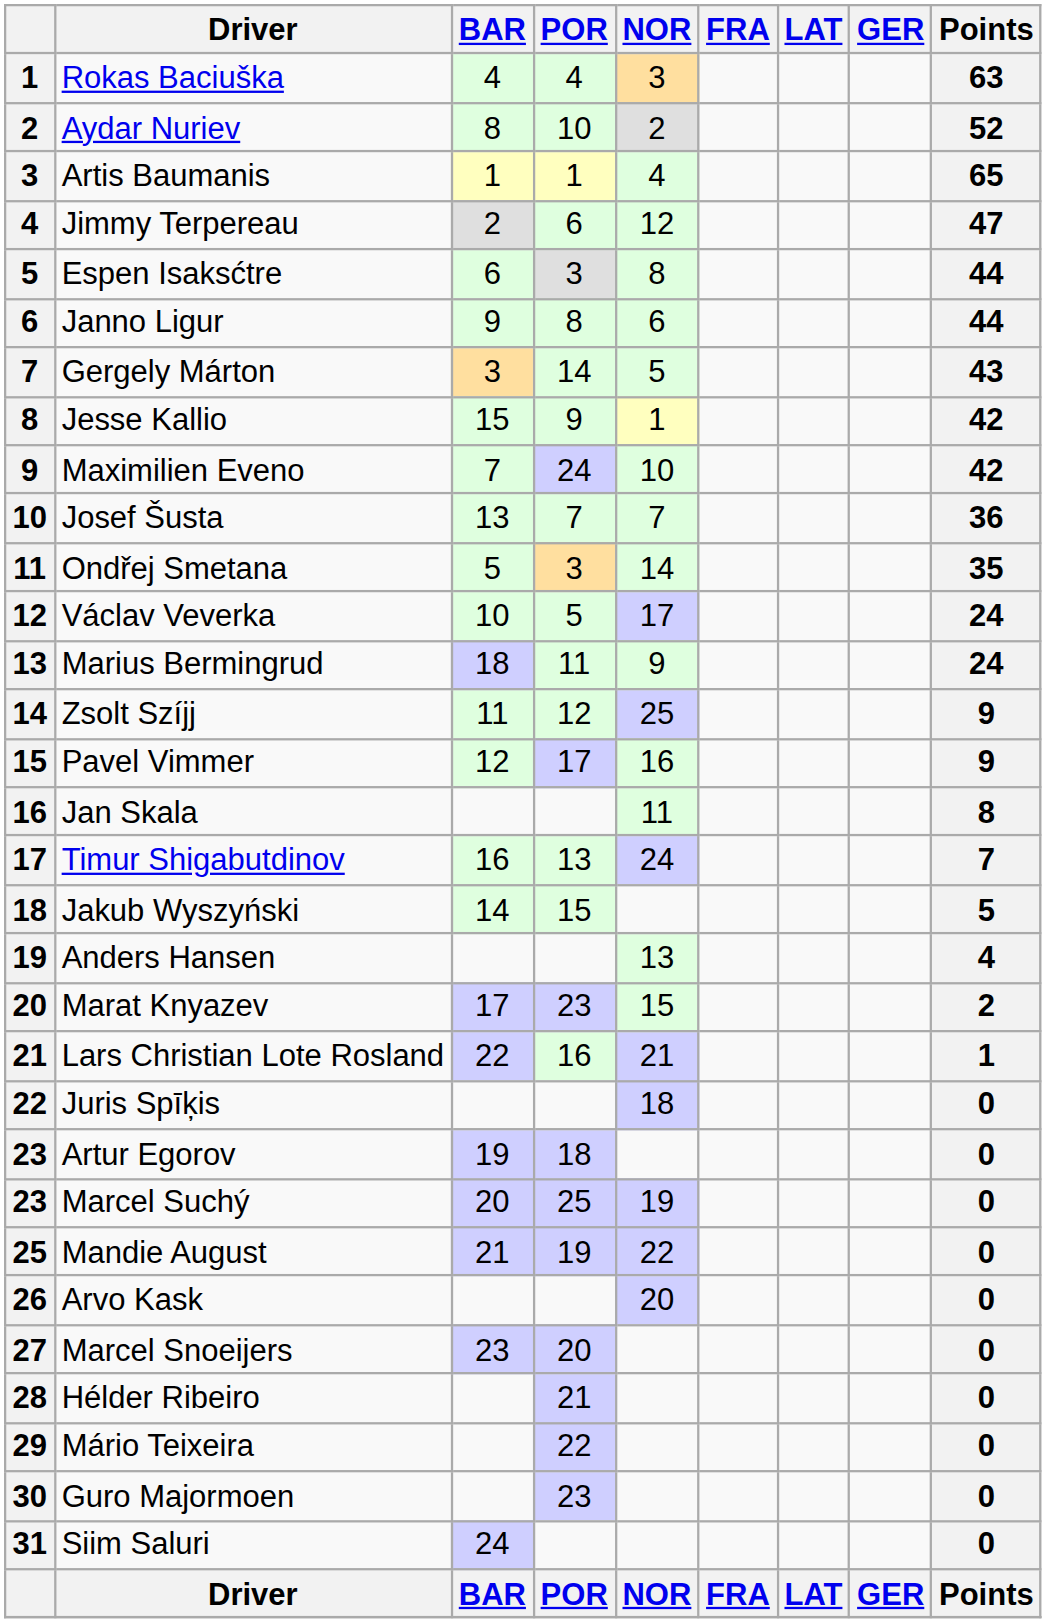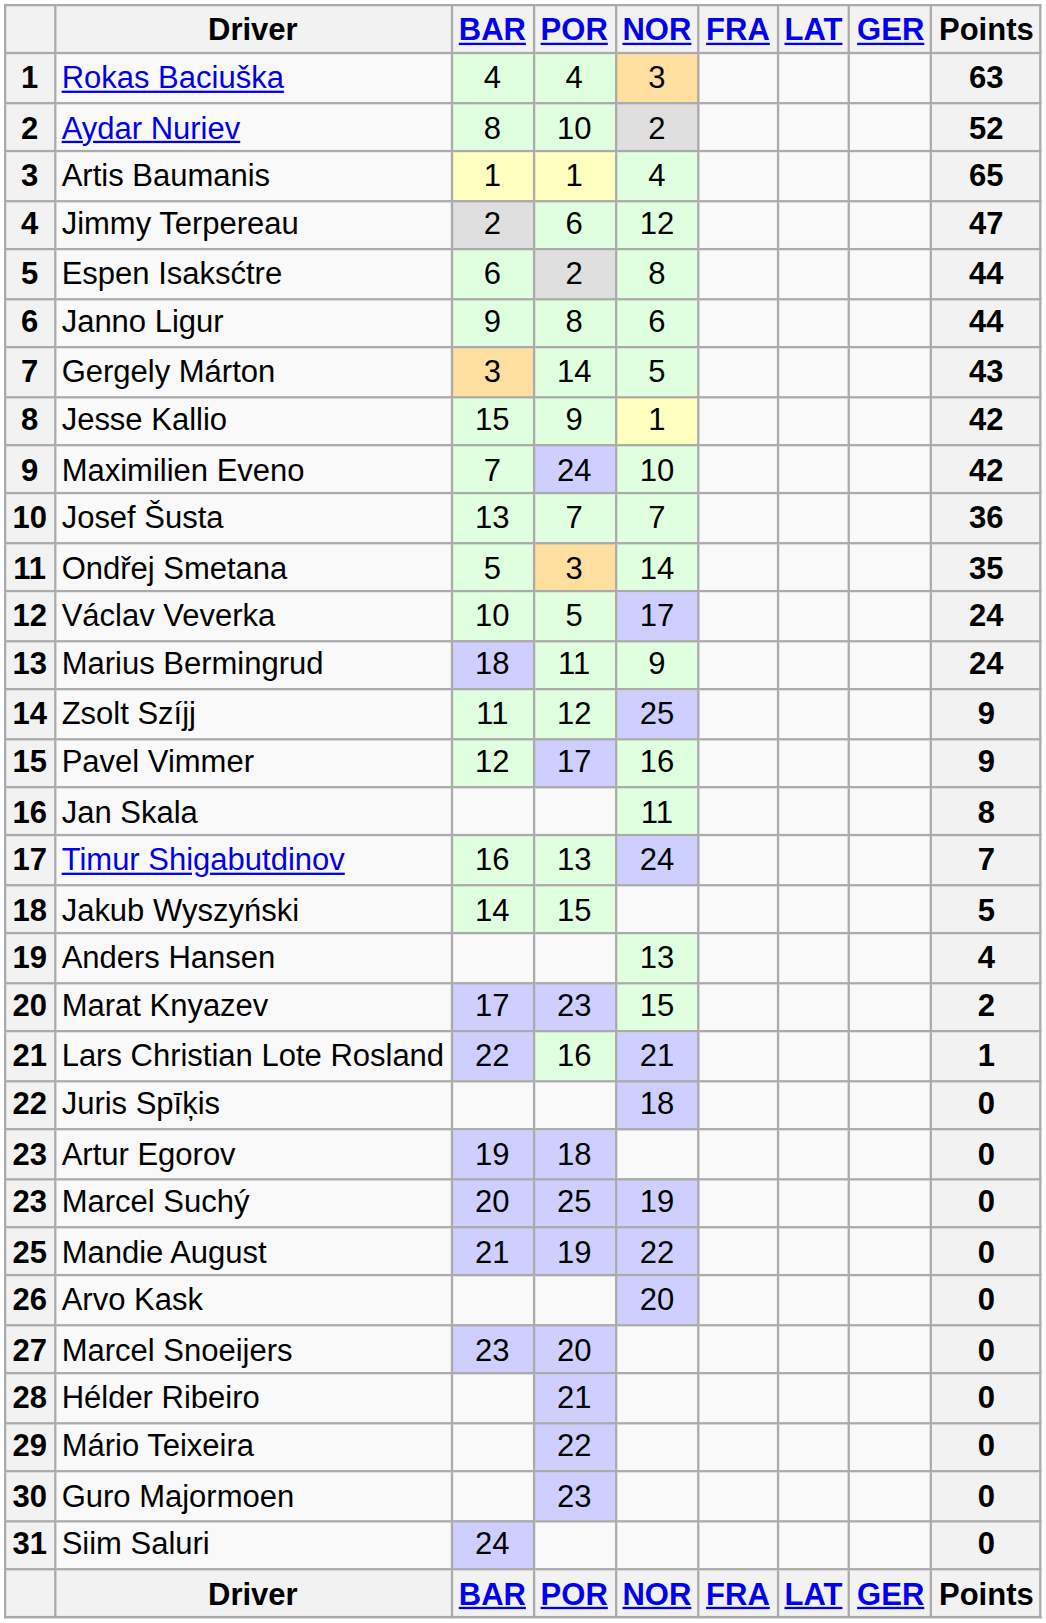(574, 274) 3 -> (574, 274) 2
